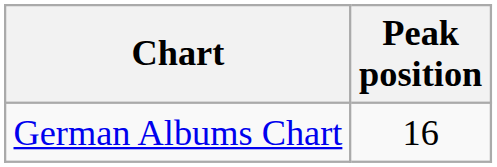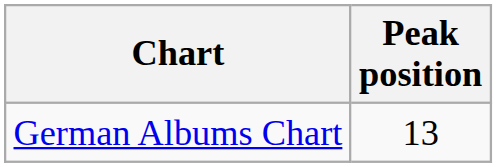(421, 131) 16 -> (421, 131) 13
